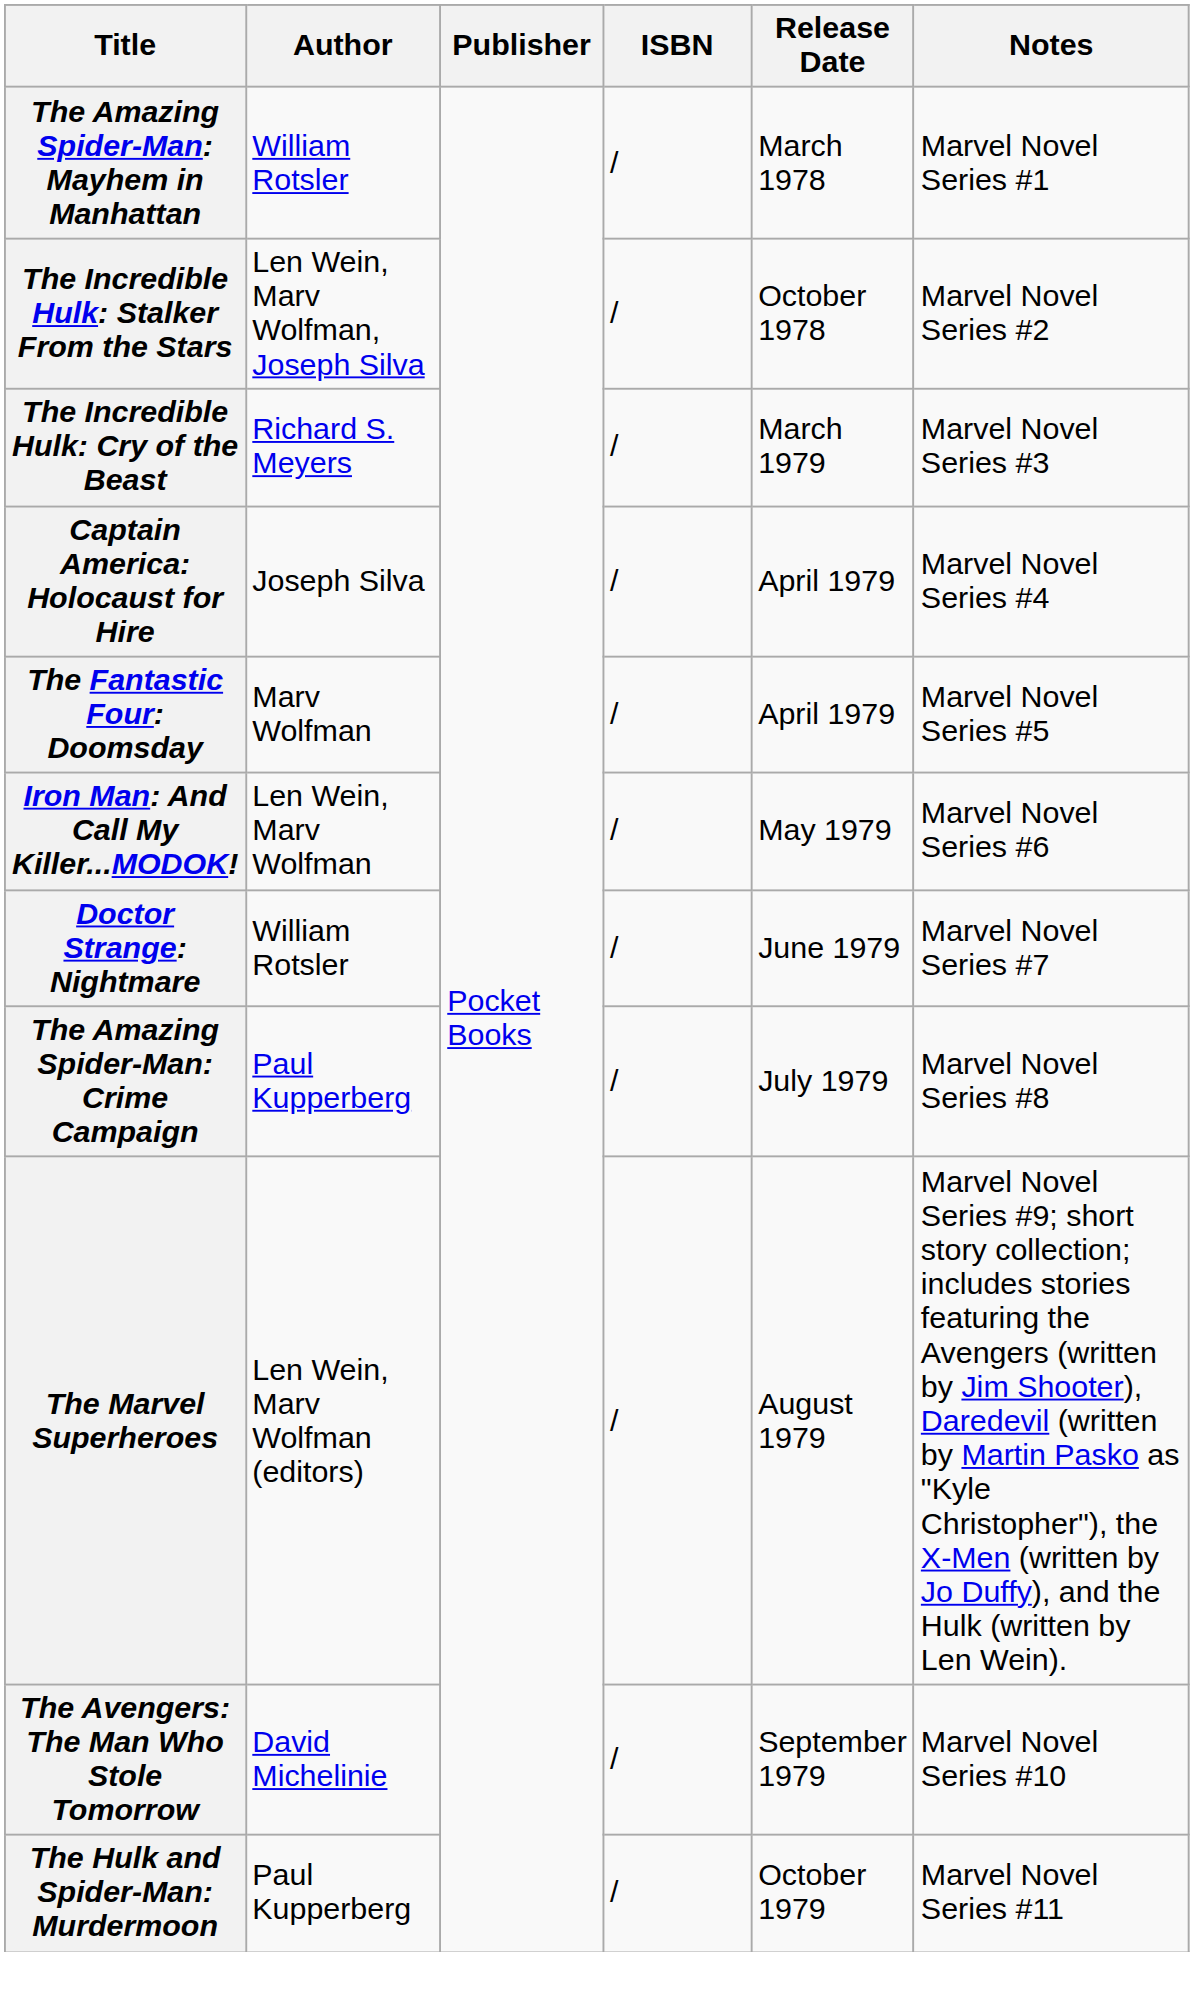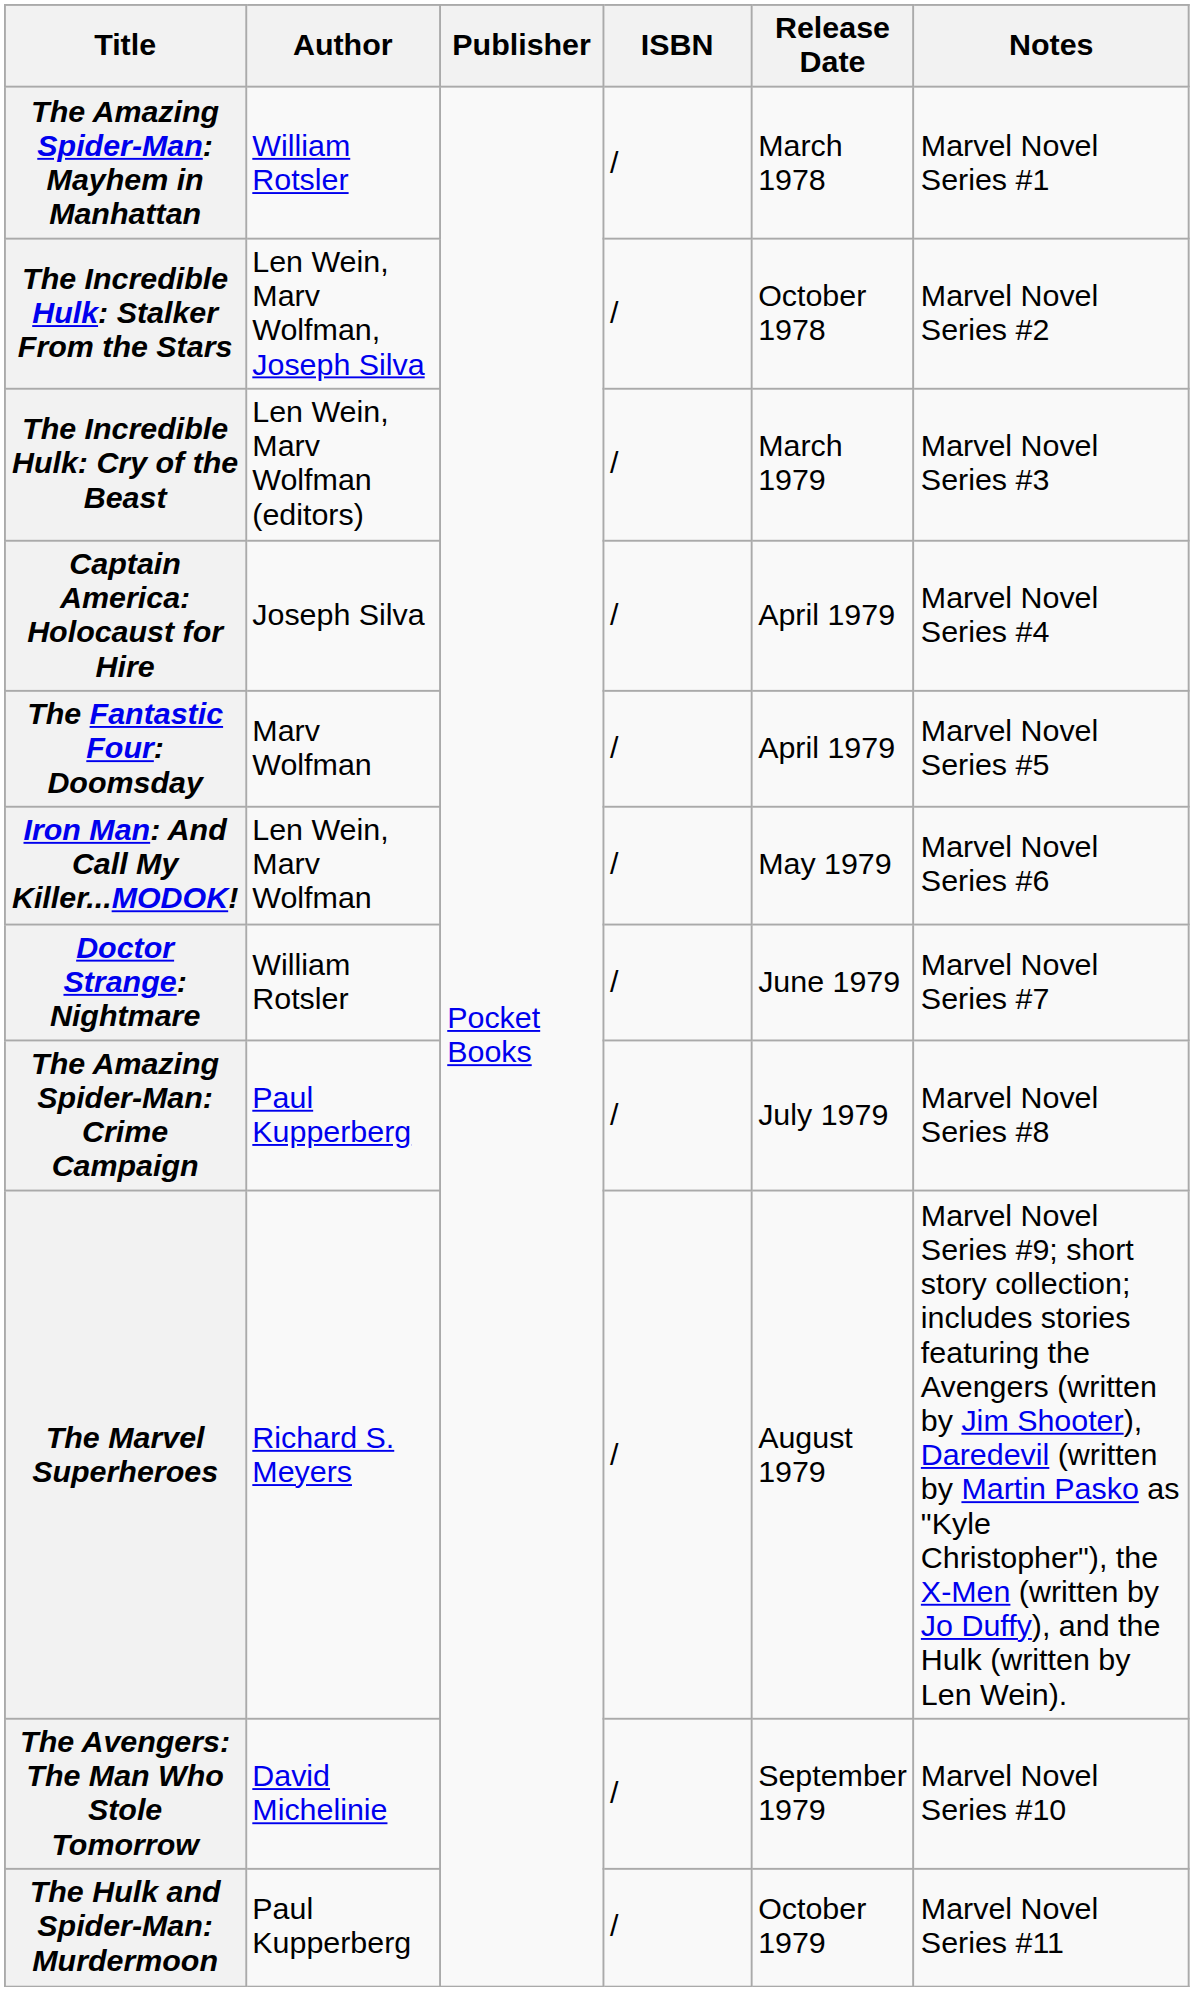(323, 446) Richard S. Meyers -> (320, 463) Len Wein, Marv Wolfman (editors)
(320, 1420) Len Wein, Marv Wolfman (editors) -> (323, 1454) Richard S. Meyers
